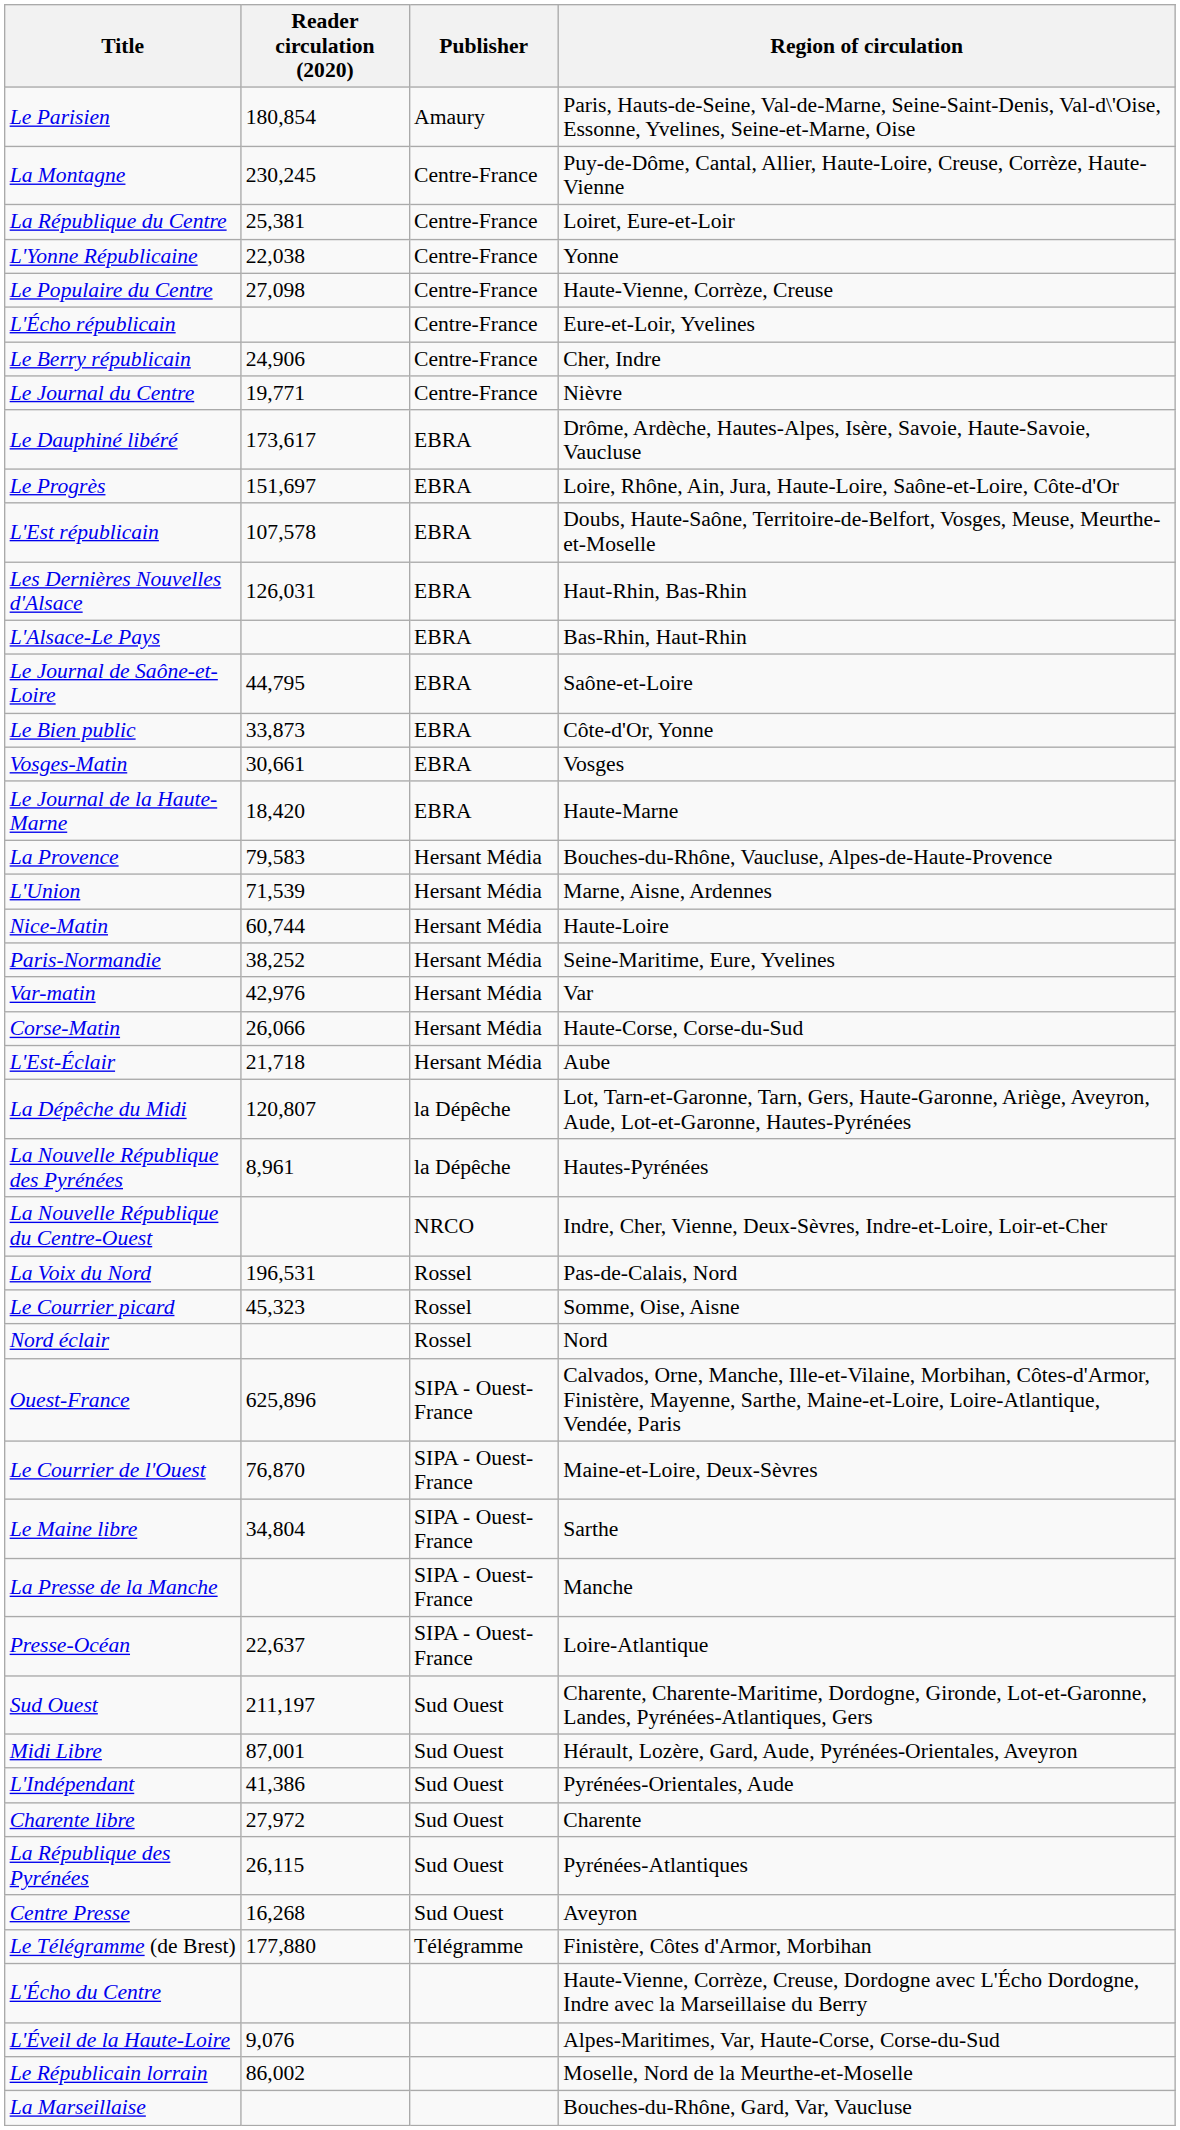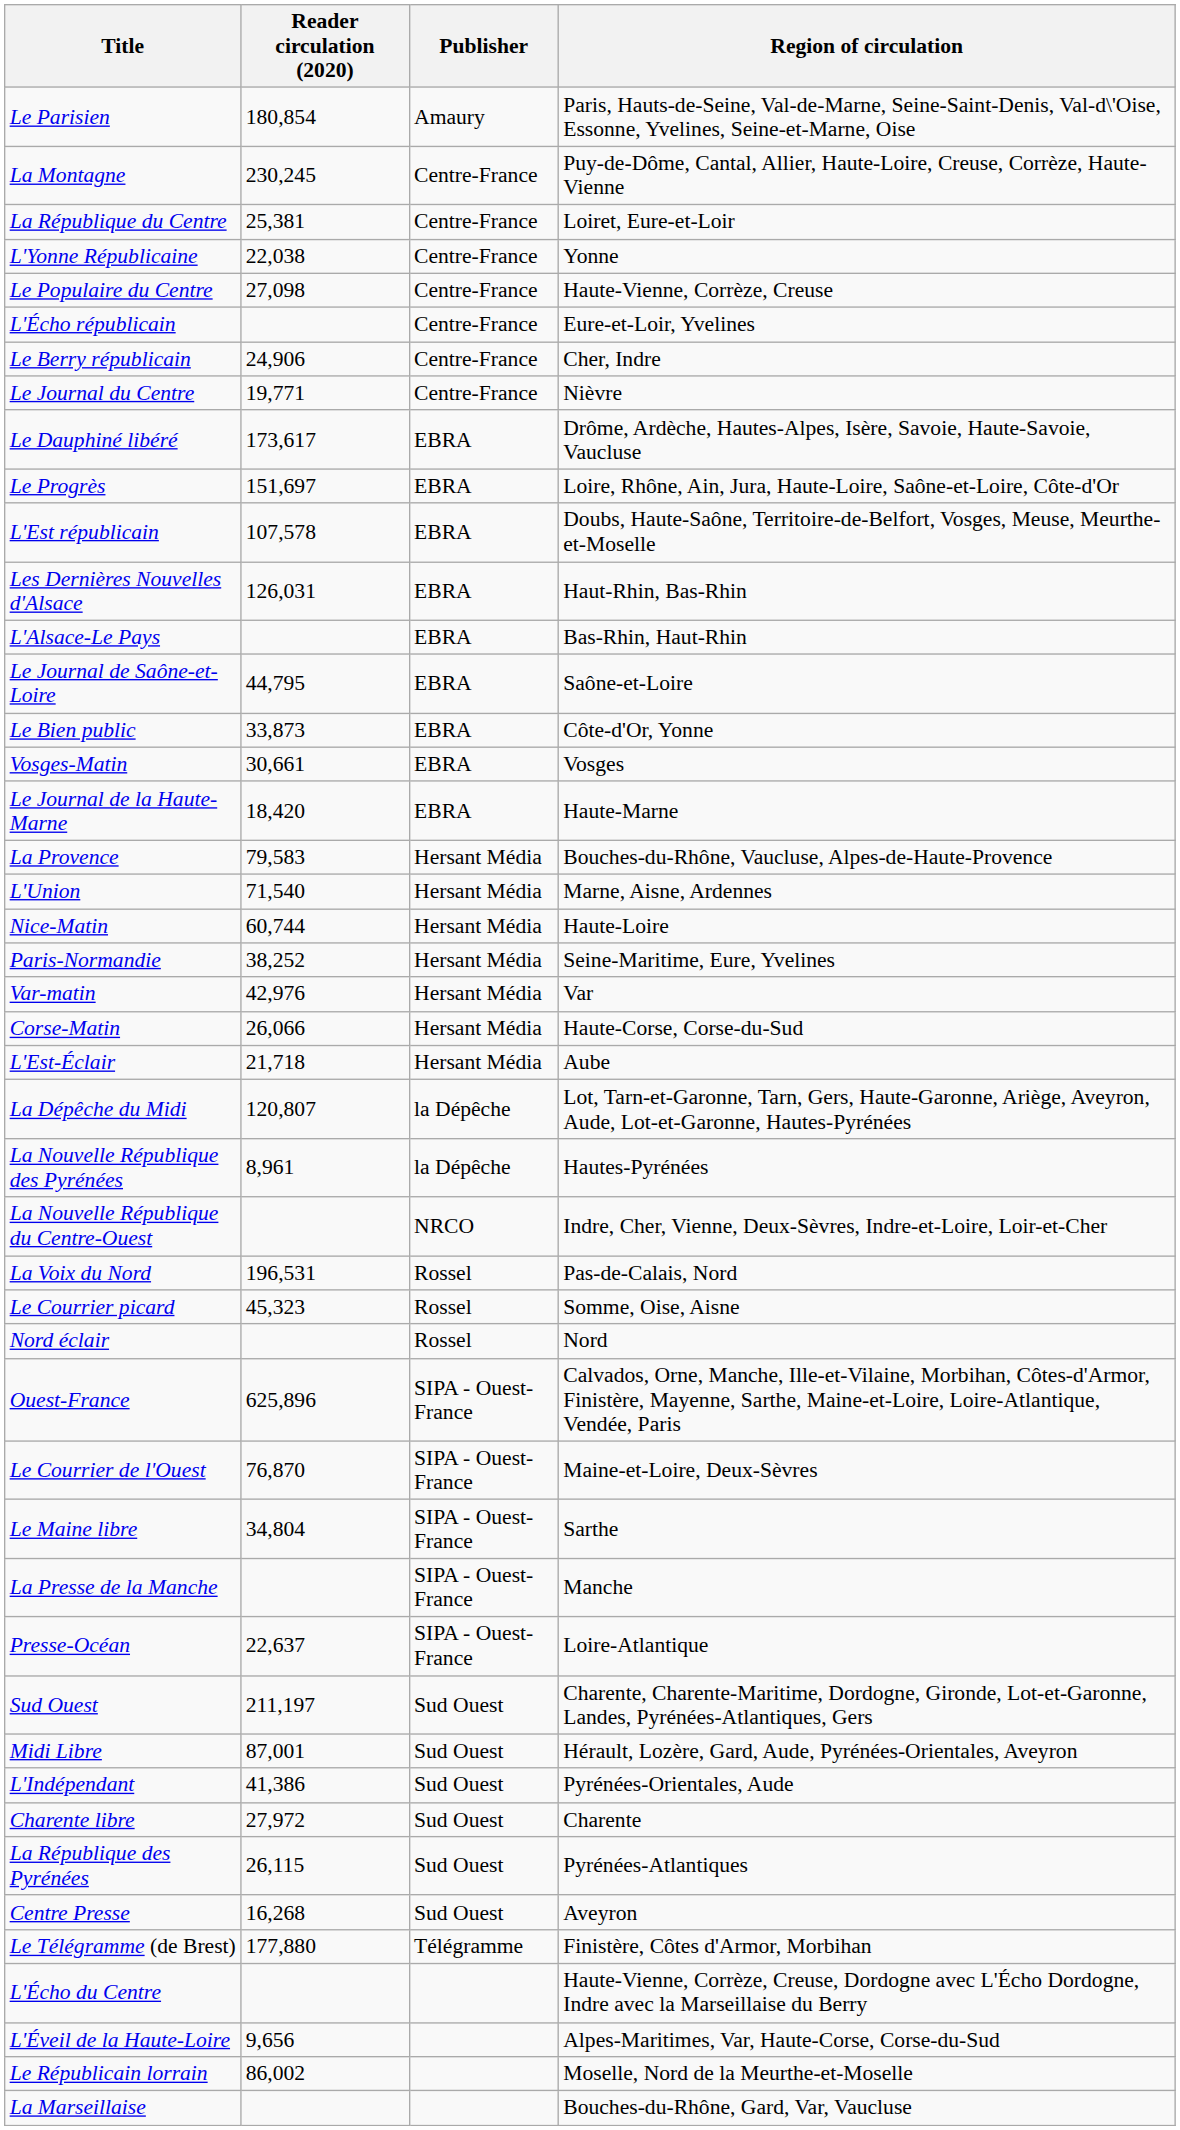(275, 891) 71,539 -> (275, 891) 71,540
(270, 2039) 9,076 -> (270, 2039) 9,656
